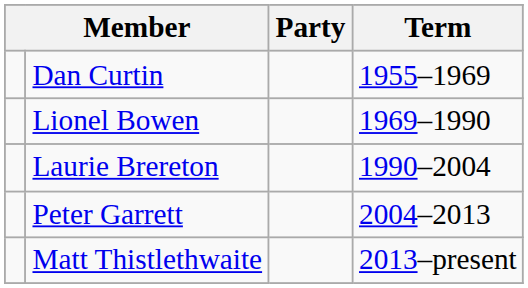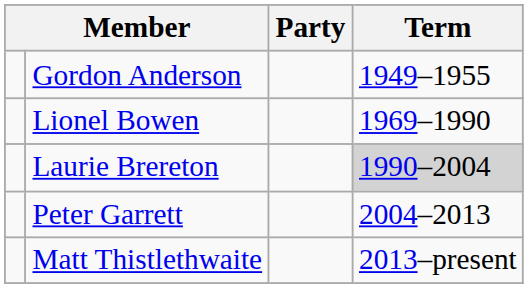+ row: (137, 74)
- row: (98, 74)
(425, 167) no background -> (425, 167) lightgrey background
